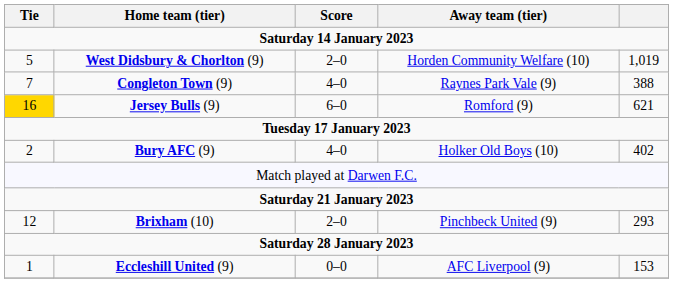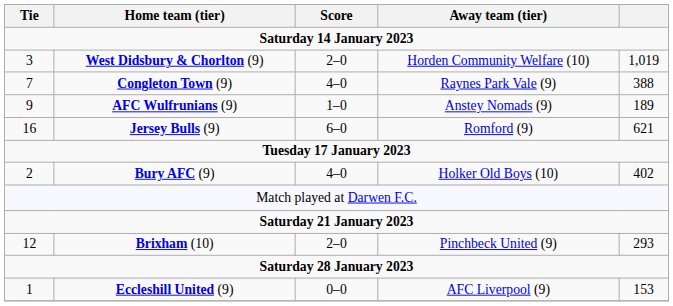(29, 61) 5 -> (29, 61) 3
+ row: (175, 106)
(29, 106) gold background -> (29, 128) no background
